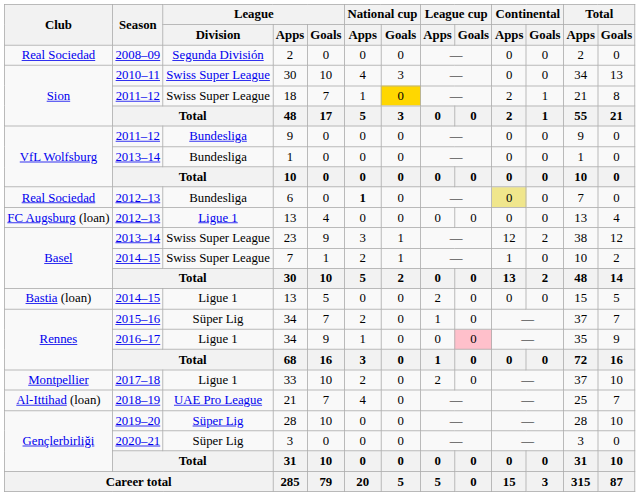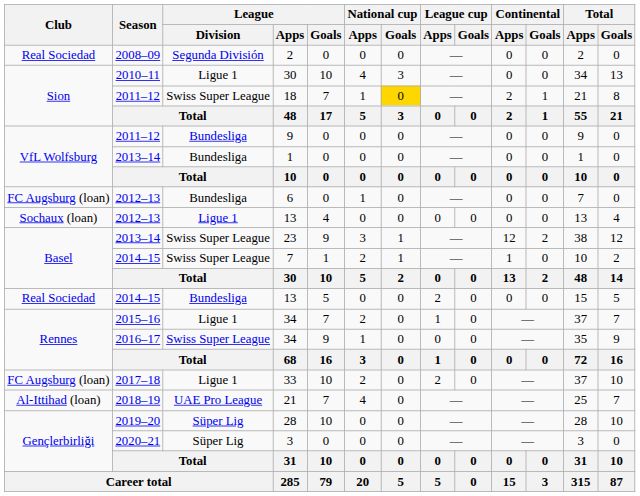(218, 75) Swiss Super League -> (218, 75) Ligue 1
(58, 197) Real Sociedad -> (58, 197) FC Augsburg (loan)
(363, 197) bold -> (363, 197) normal
(509, 197) khaki background -> (509, 197) no background
(58, 217) FC Augsburg (loan) -> (58, 217) Sochaux (loan)
(58, 298) Bastia (loan) -> (58, 298) Real Sociedad
(218, 298) Ligue 1 -> (218, 298) Bundesliga
(218, 319) Süper Lig -> (218, 319) Ligue 1
(218, 339) Ligue 1 -> (218, 339) Swiss Super League
(473, 339) pink background -> (473, 339) no background
(58, 380) Montpellier -> (58, 380) FC Augsburg (loan)
